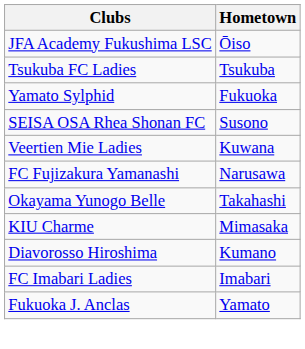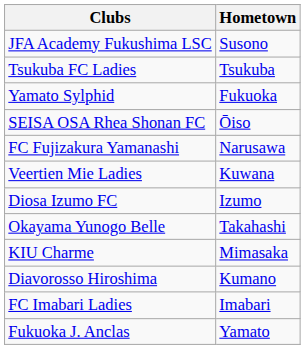(235, 43) Ōiso -> (244, 43) Susono
(244, 122) Susono -> (235, 122) Ōiso
rows swapped: (94, 174) <-> (75, 148)
+ row: (63, 200)
